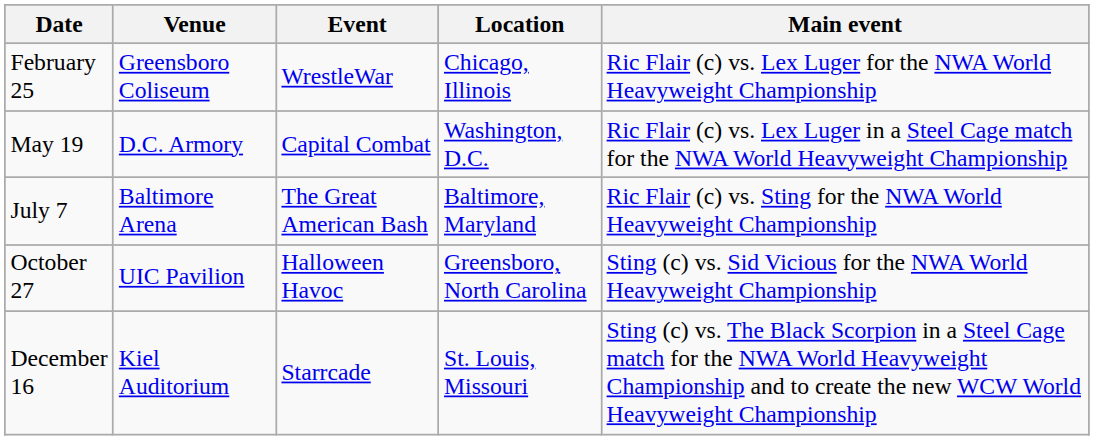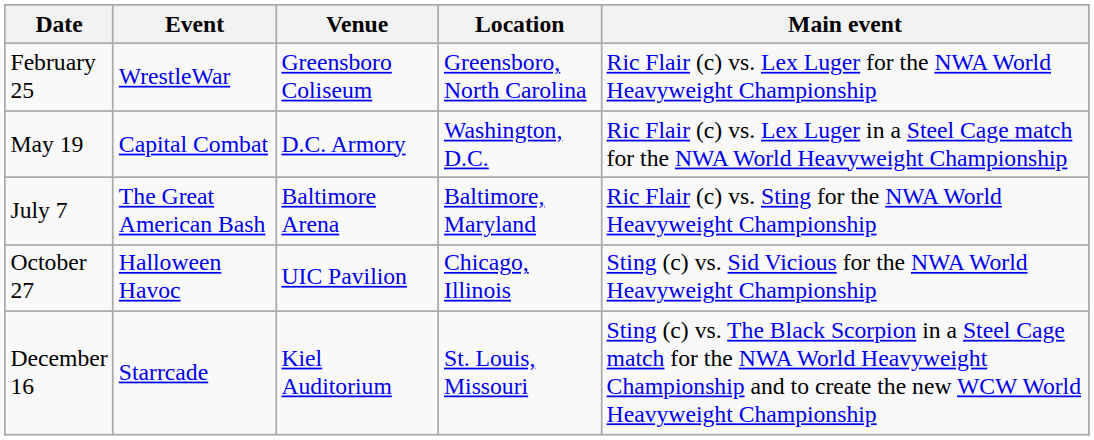columns swapped: (357, 23) <-> (195, 23)
(486, 76) Chicago, Illinois -> (515, 76) Greensboro, North Carolina
(515, 277) Greensboro, North Carolina -> (486, 277) Chicago, Illinois
